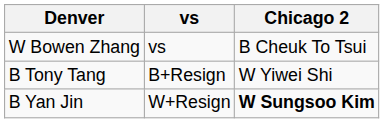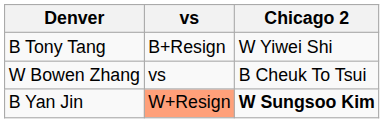rows swapped: (57, 74) <-> (74, 46)
(189, 103) no background -> (189, 103) lightsalmon background
